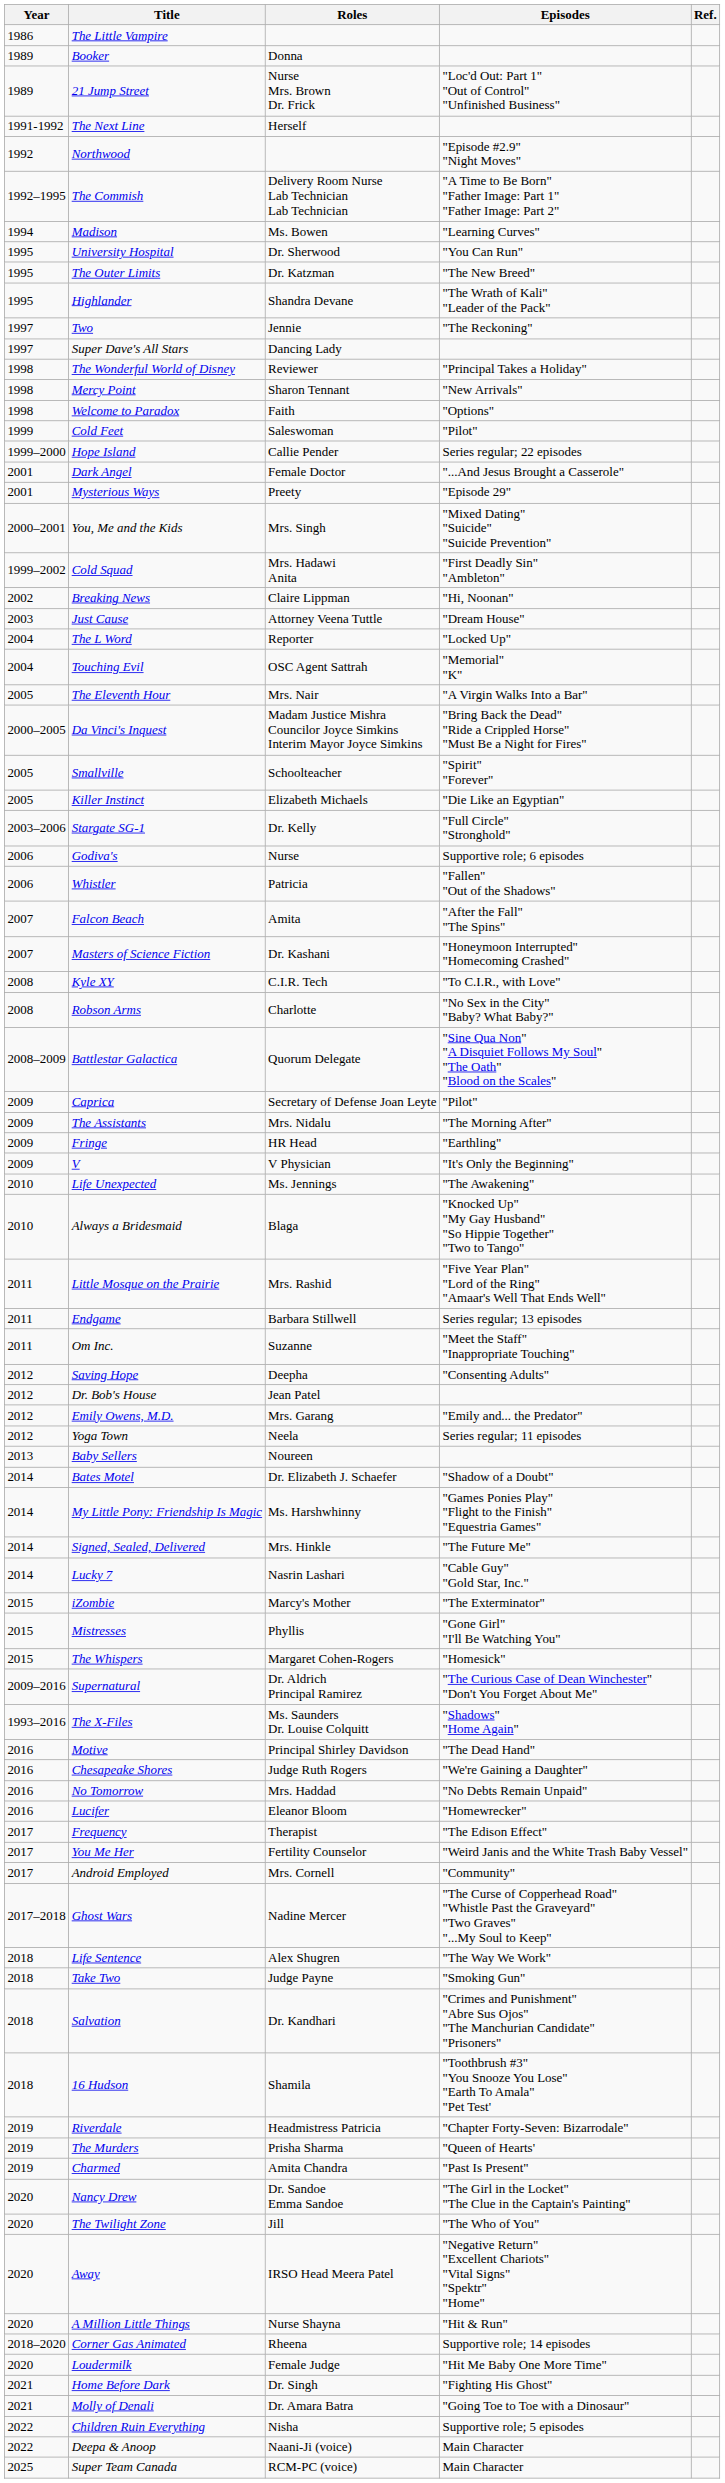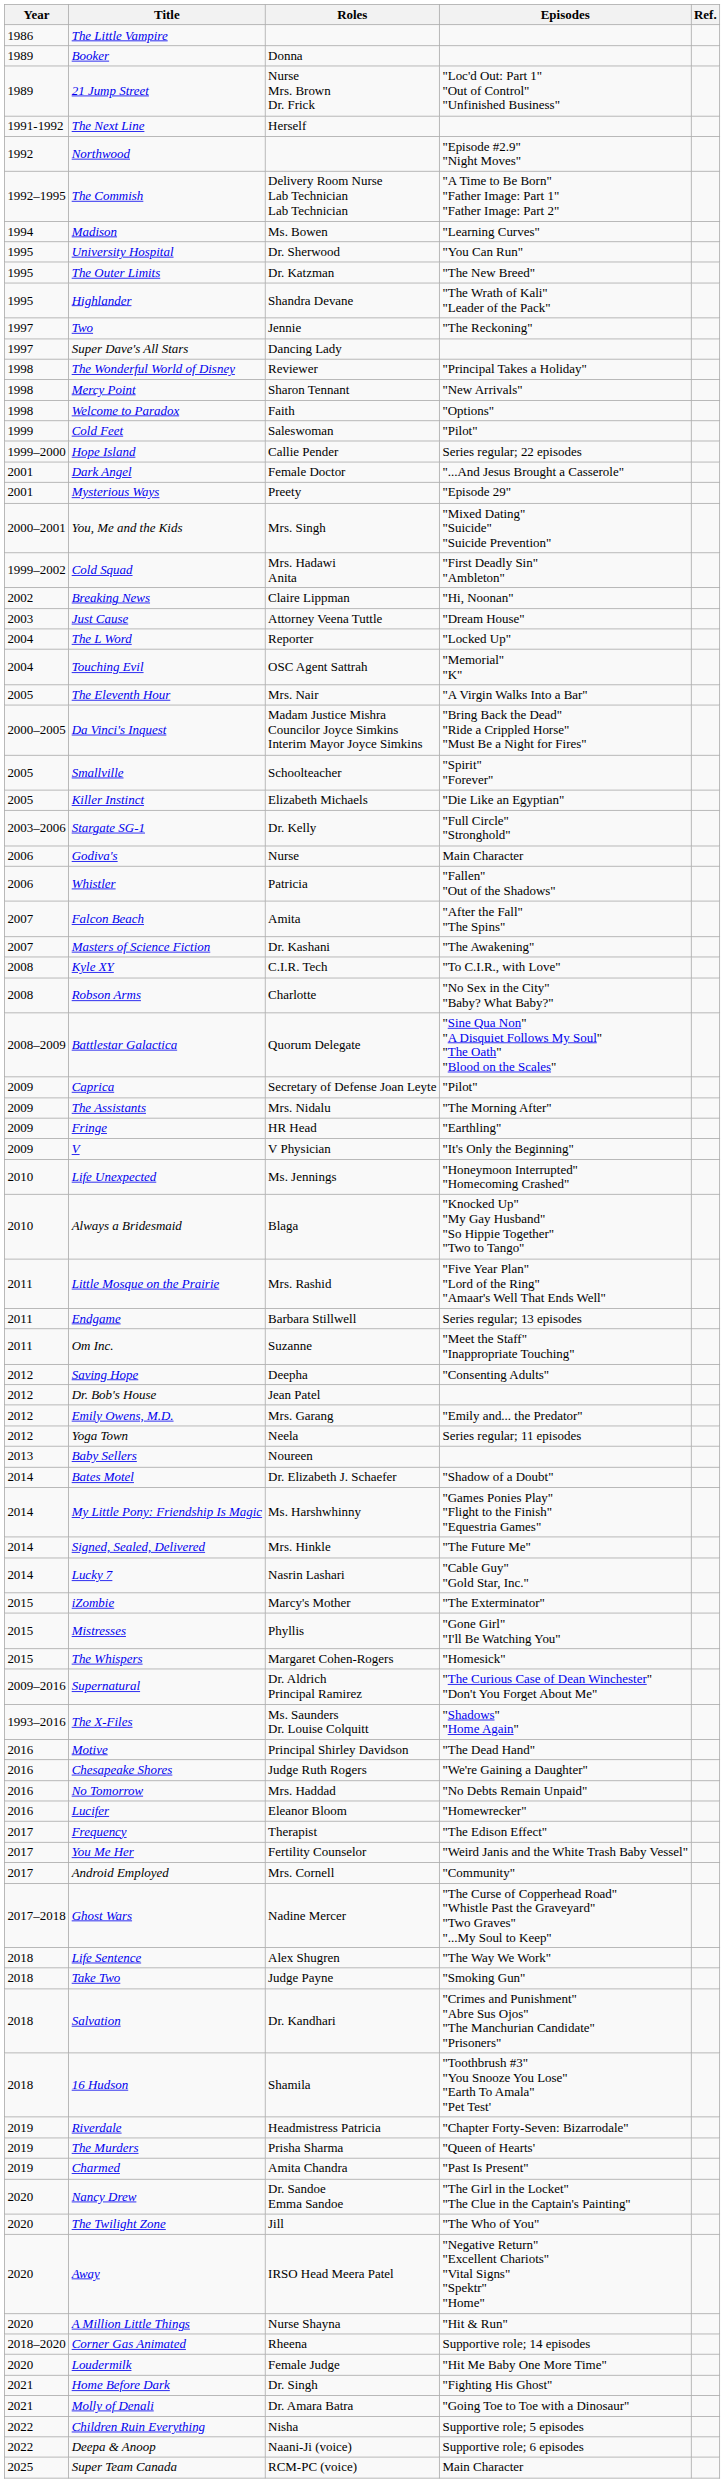(513, 856) Supportive role; 6 episodes -> (483, 856) Main Character
(510, 954) "Honeymoon Interrupted" "Homecoming Crashed" -> (488, 946) "The Awakening"
(488, 1184) "The Awakening" -> (510, 1176) "Honeymoon Interrupted" "Homecoming Crashed"
(483, 2447) Main Character -> (513, 2447) Supportive role; 6 episodes
